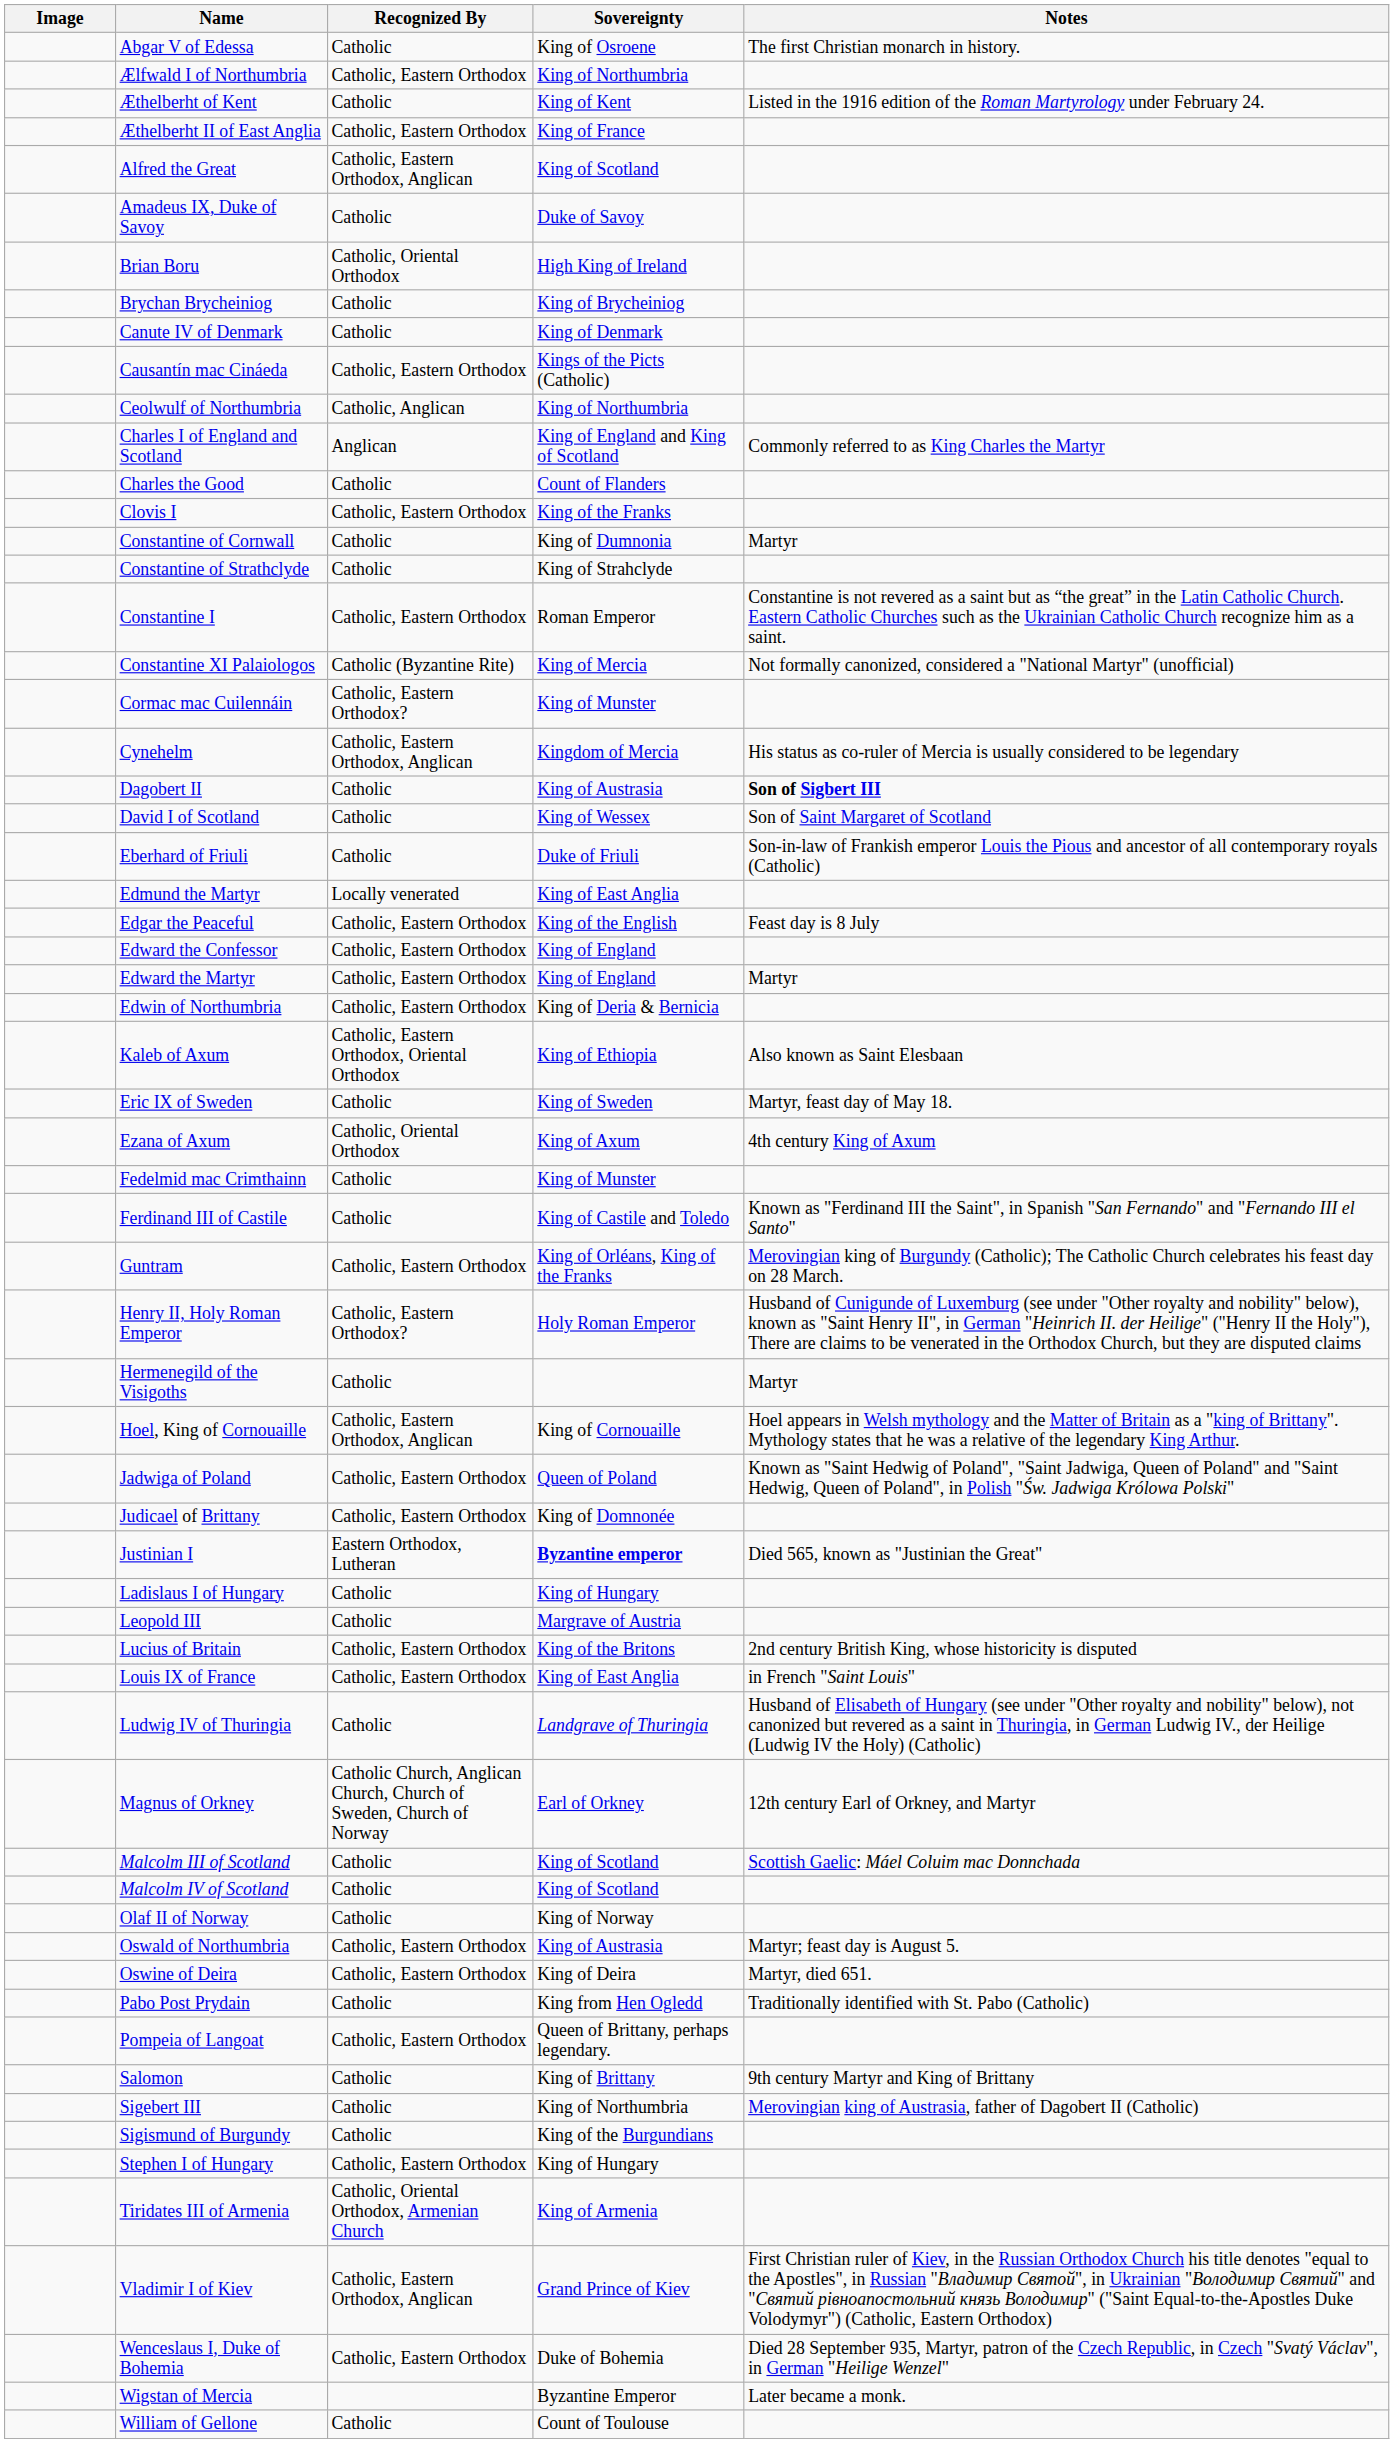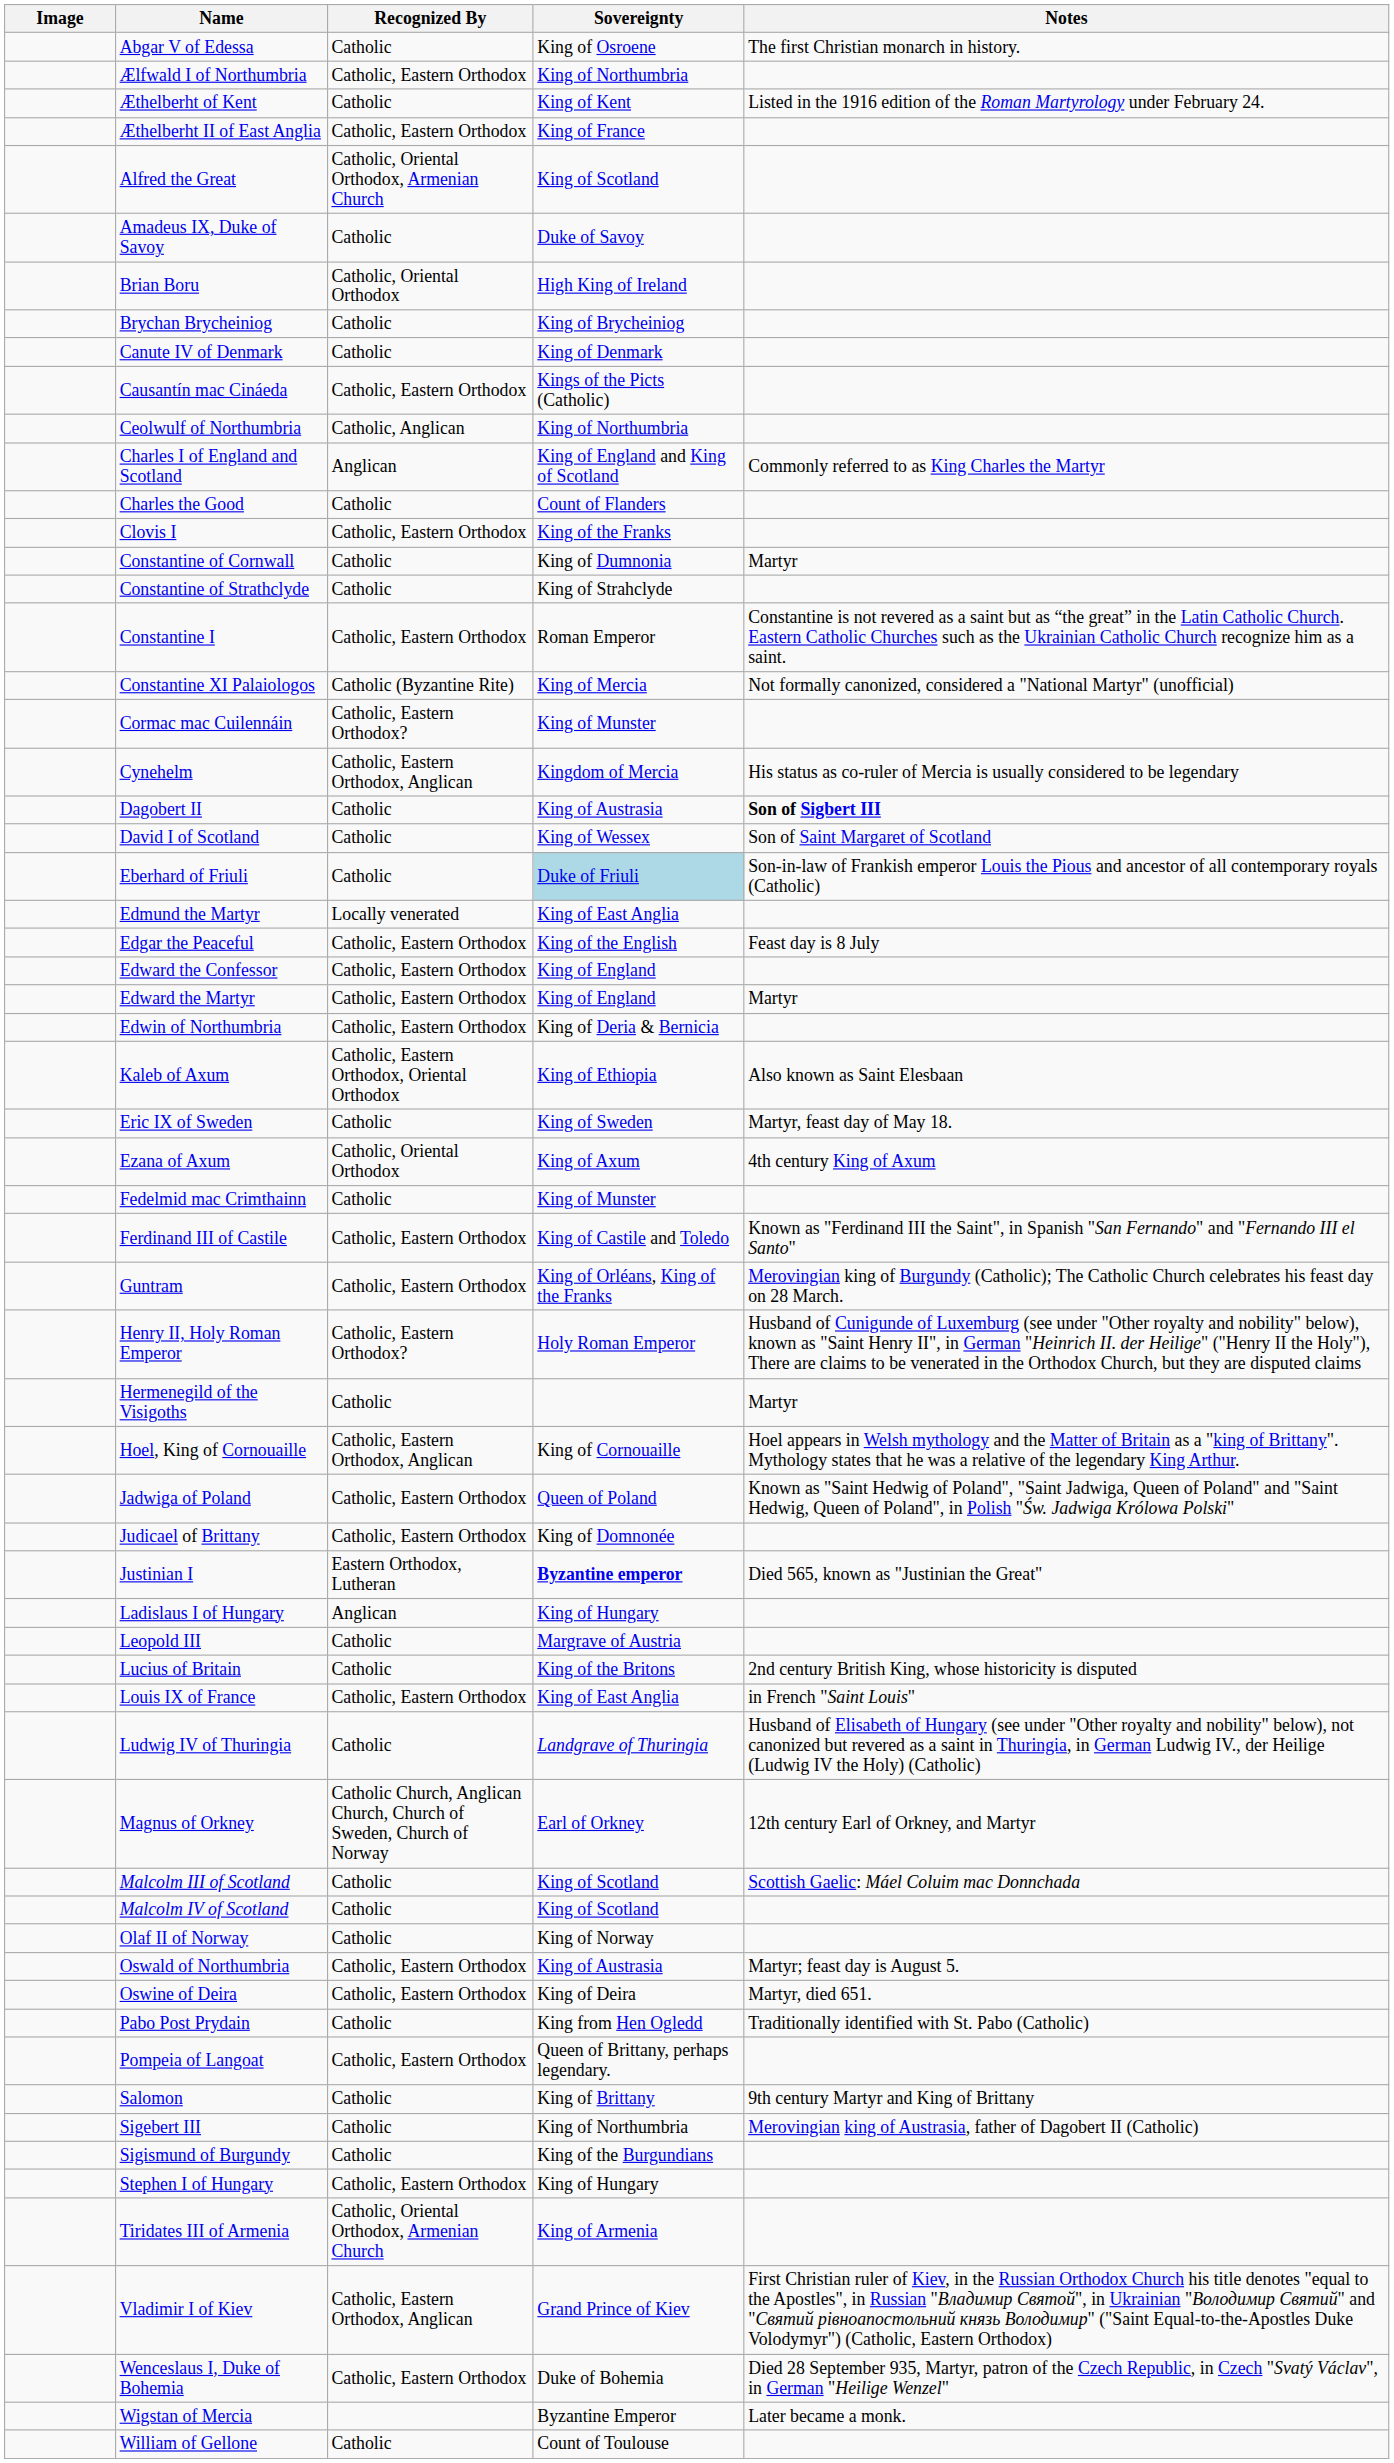(402, 169) Catholic, Eastern Orthodox, Anglican -> (405, 179) Catholic, Oriental Orthodox, Armenian Church
(588, 856) no background -> (588, 876) lightblue background
(362, 1217) Catholic -> (429, 1237) Catholic, Eastern Orthodox
(362, 1592) Catholic -> (364, 1612) Anglican
(429, 1649) Catholic, Eastern Orthodox -> (362, 1669) Catholic
